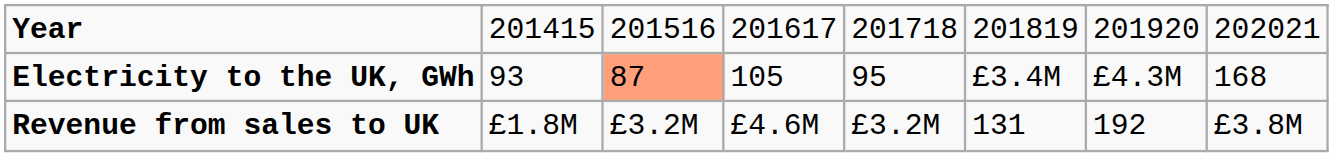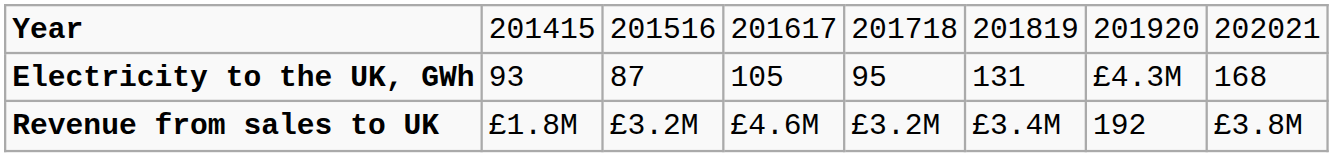(627, 78) lightsalmon background -> (627, 78) no background
(1017, 78) £3.4M -> (999, 78) 131
(999, 126) 131 -> (1017, 126) £3.4M
